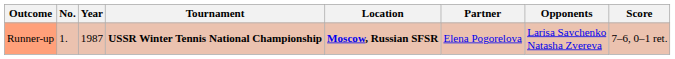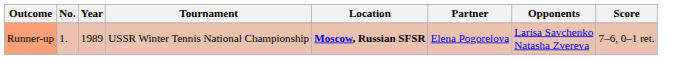(92, 38) 1987 -> (92, 38) 1989
(215, 38) bold -> (209, 38) normal
